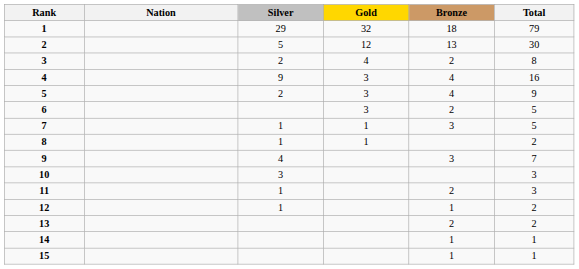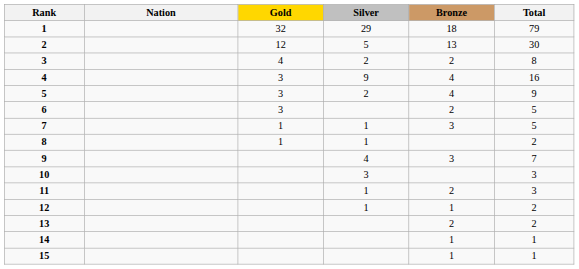columns swapped: (366, 12) <-> (281, 12)
